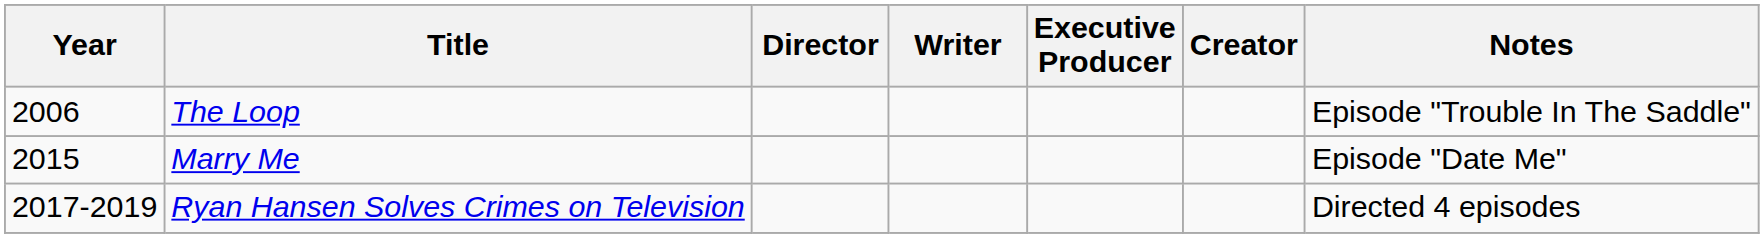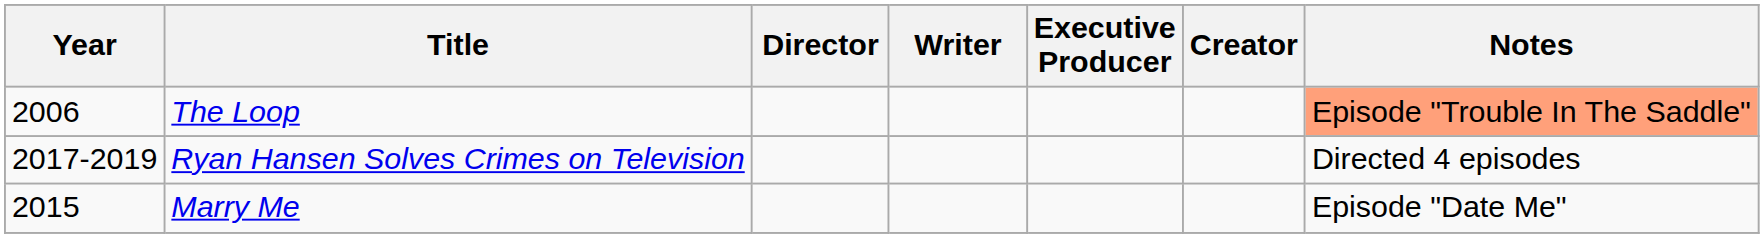(1531, 111) no background -> (1531, 111) lightsalmon background
rows swapped: (236, 159) <-> (458, 207)
